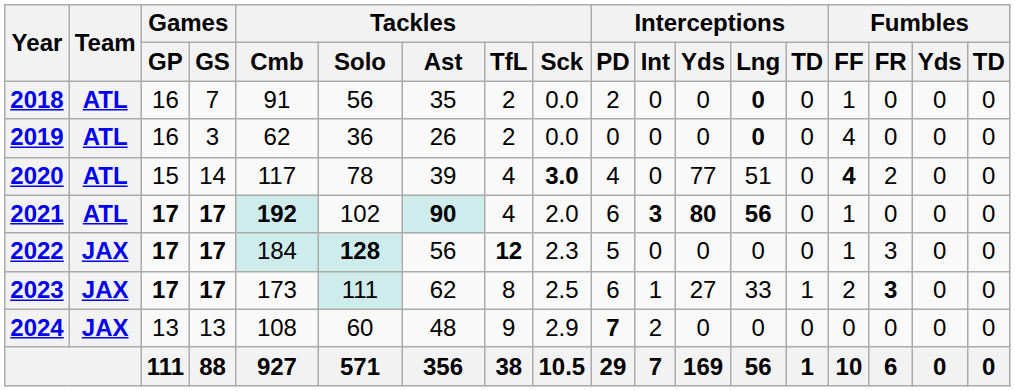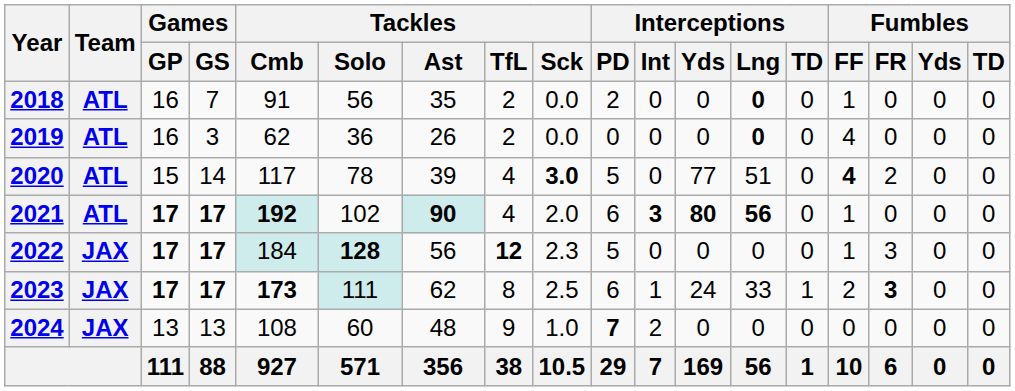(613, 175) 4 -> (613, 175) 5
(277, 289) normal -> (277, 289) bold
(703, 289) 27 -> (703, 289) 24
(562, 328) 2.9 -> (562, 328) 1.0
